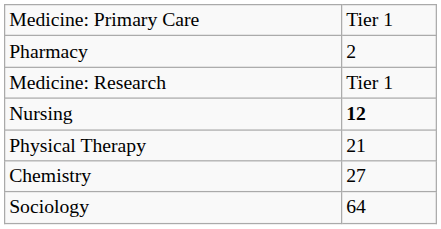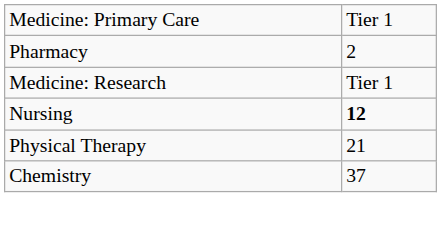(356, 176) 27 -> (356, 176) 37
- row: (49, 207)
